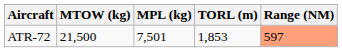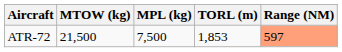(152, 36) 7,501 -> (152, 36) 7,500
